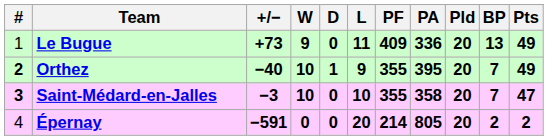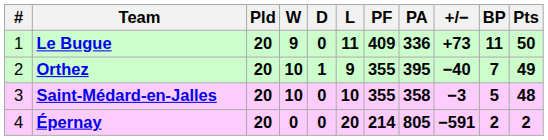columns swapped: (462, 17) <-> (269, 17)
(494, 43) 13 -> (494, 43) 11
(526, 43) 49 -> (526, 43) 50
(19, 69) bold -> (19, 69) normal
(19, 95) bold -> (19, 95) normal
(494, 95) 7 -> (494, 95) 5
(526, 95) 47 -> (526, 95) 48
